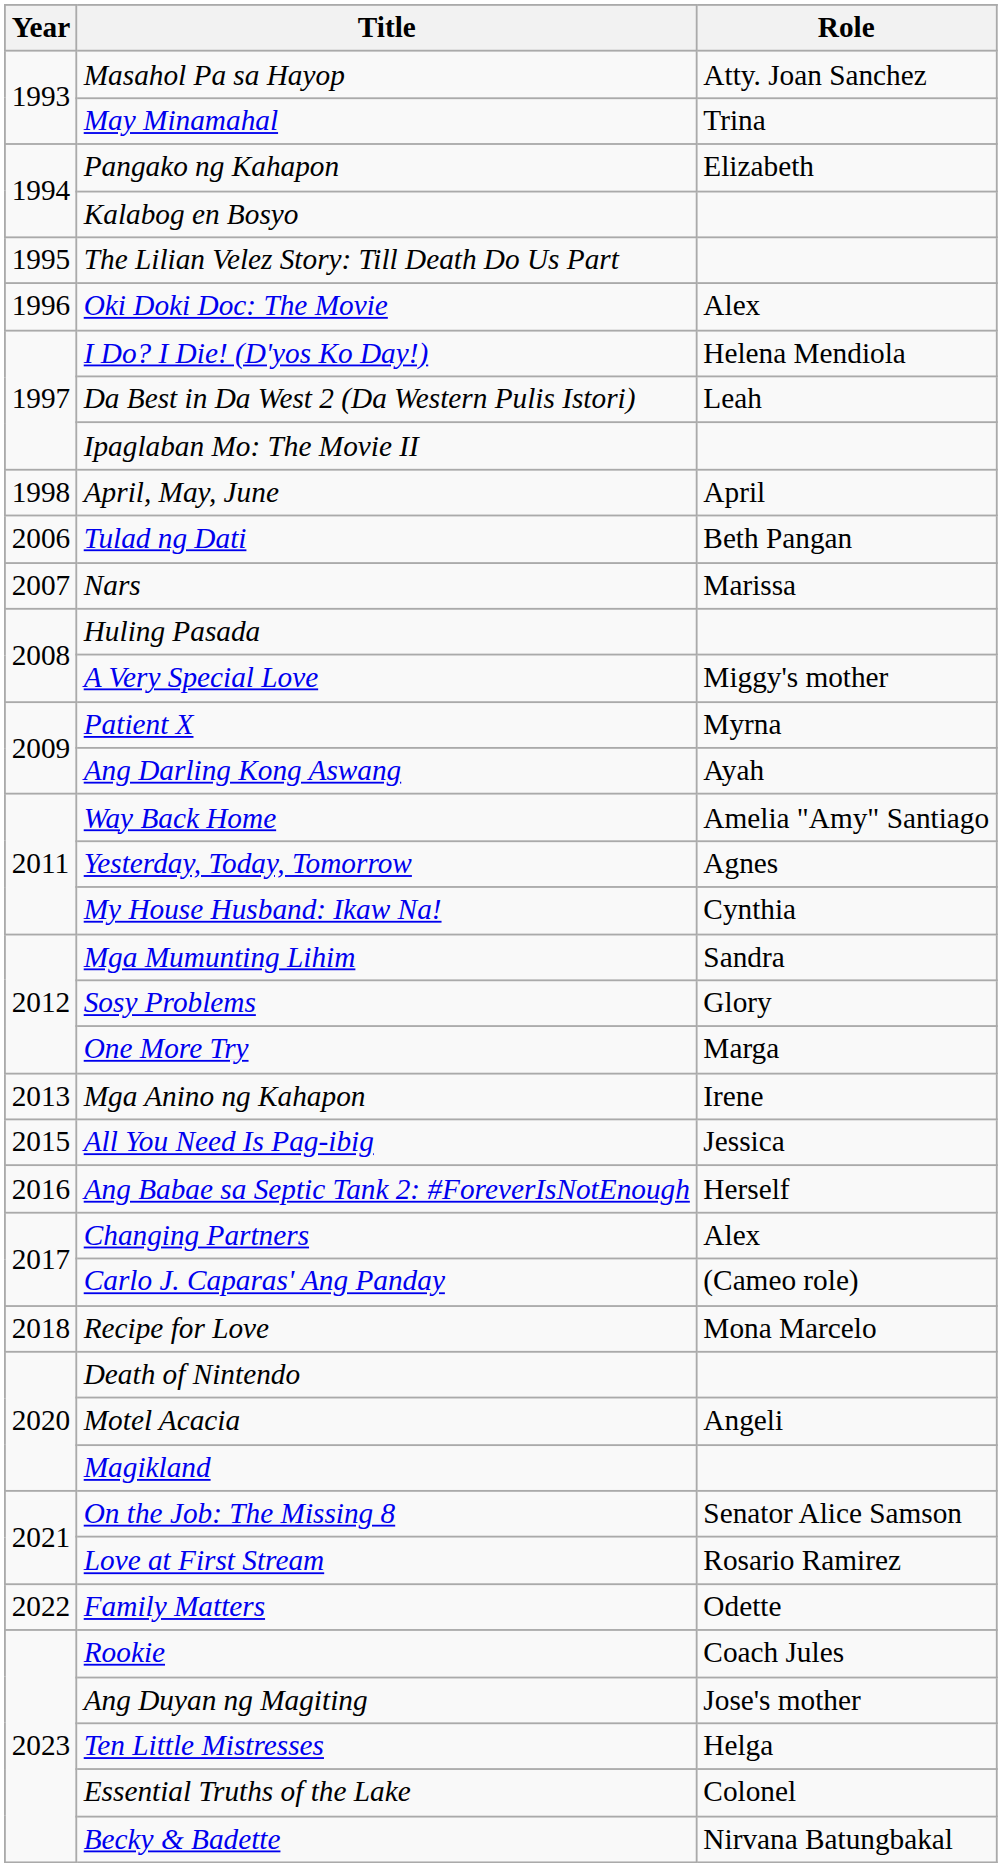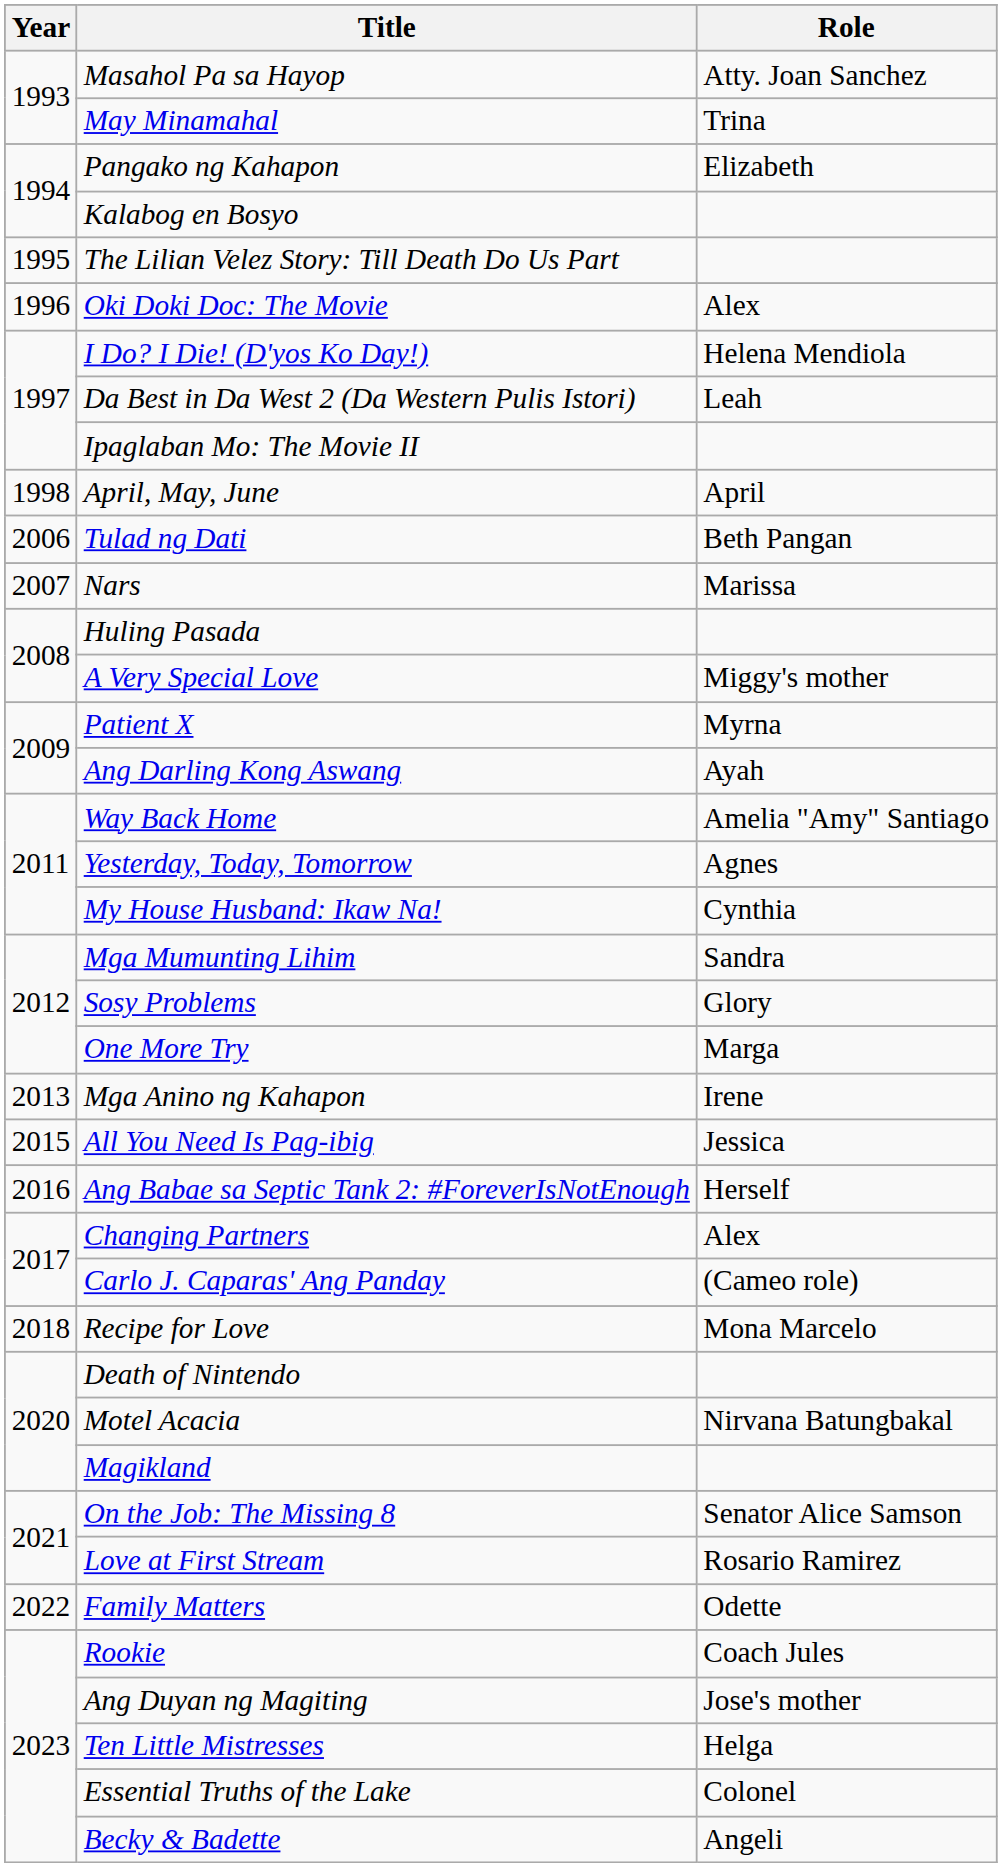(743, 1420) Angeli -> (828, 1420) Nirvana Batungbakal
(828, 1838) Nirvana Batungbakal -> (743, 1838) Angeli
